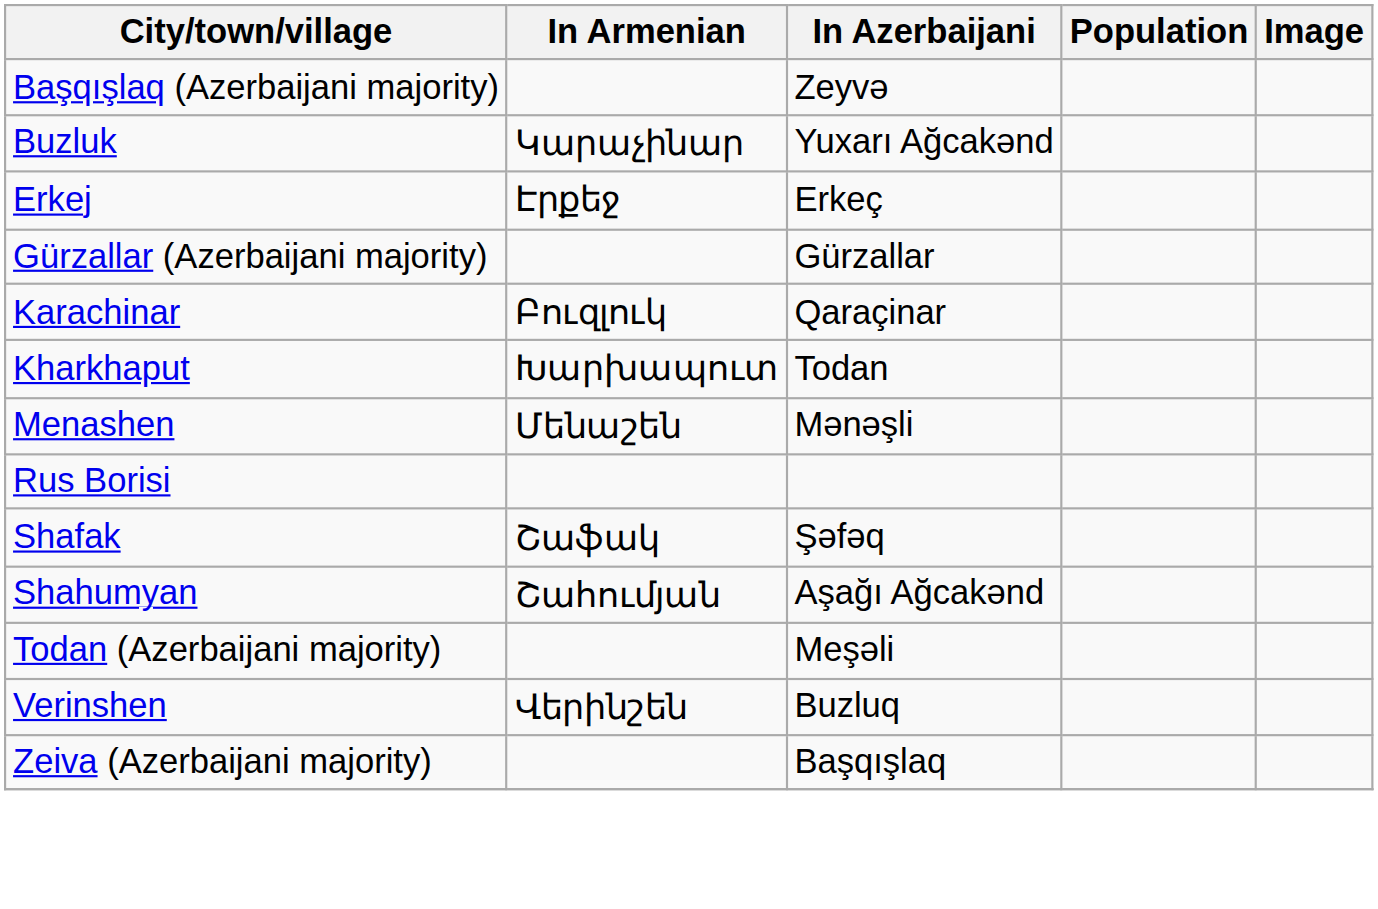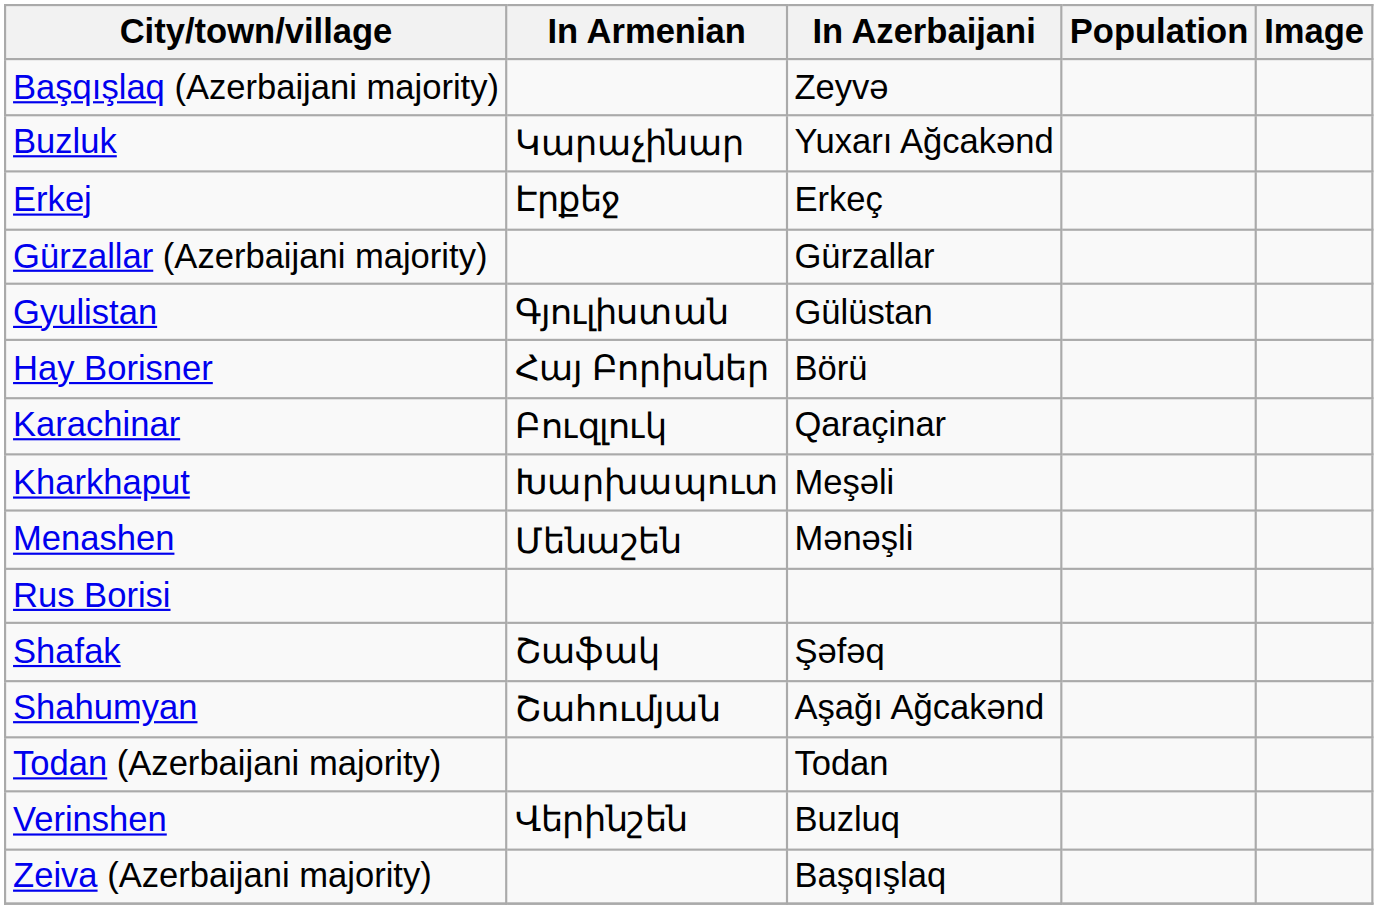+ row: (85, 311)
+ row: (113, 368)
(841, 368) Todan -> (844, 482) Meşəli
(844, 649) Meşəli -> (841, 763) Todan
